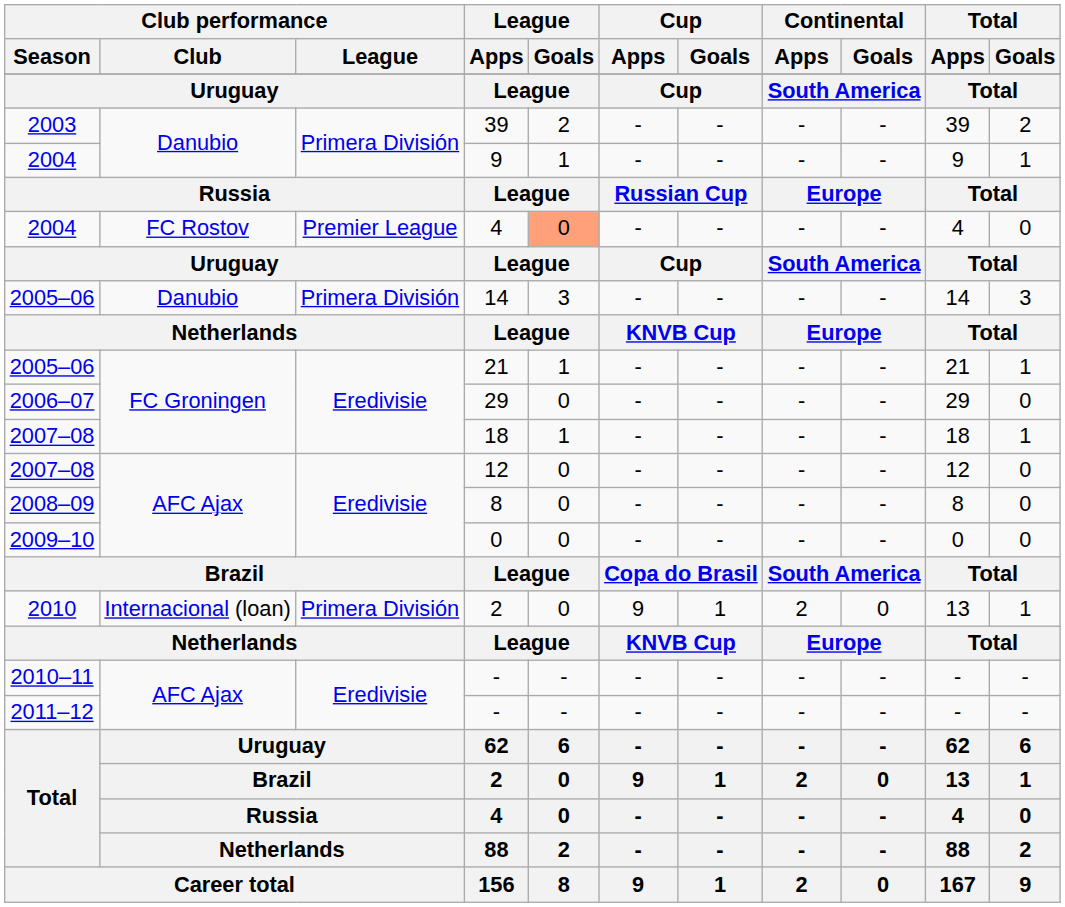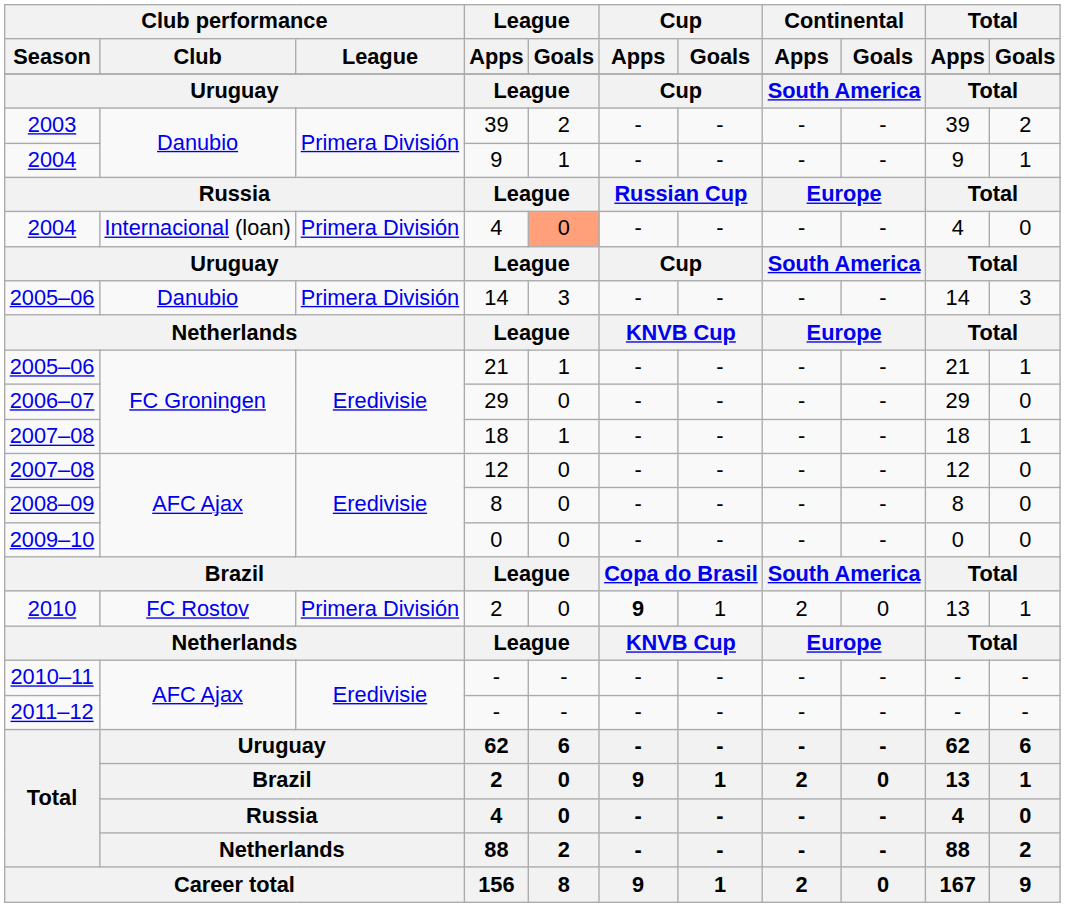(198, 228) FC Rostov -> (198, 228) Internacional (loan)
(380, 228) Premier League -> (380, 228) Primera División
(198, 608) Internacional (loan) -> (198, 608) FC Rostov
(638, 608) normal -> (638, 608) bold
